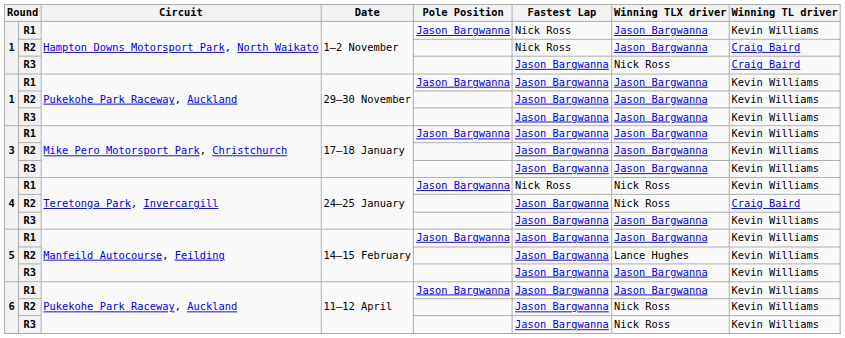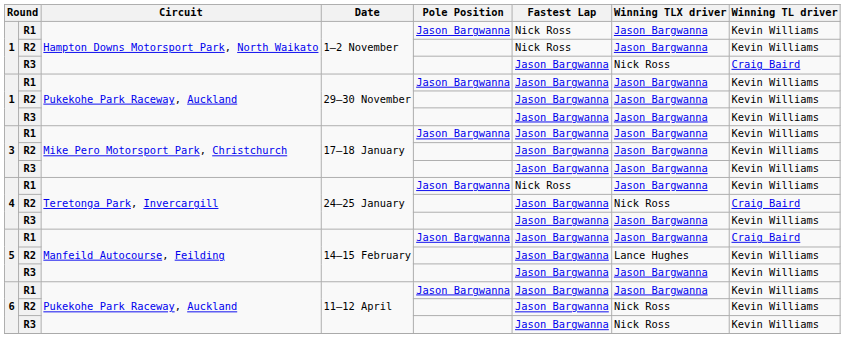(766, 48) Craig Baird -> (775, 48) Kevin Williams
(642, 186) Nick Ross -> (661, 186) Jason Bargwanna
(775, 238) Kevin Williams -> (766, 238) Craig Baird
